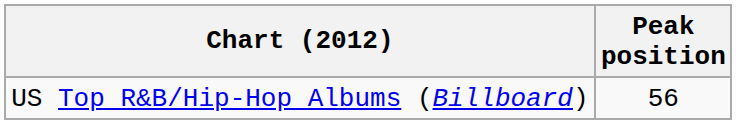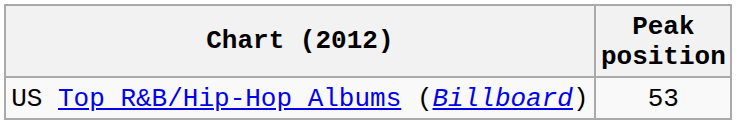(663, 99) 56 -> (663, 99) 53
